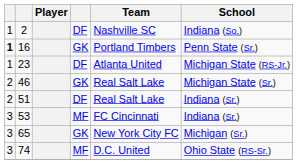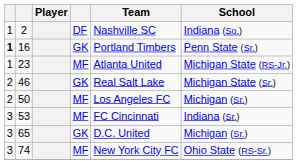(80, 64) DF -> (81, 64) MF
+ row: (24, 99)
- row: (24, 99)
(136, 133) New York City FC -> (122, 133) D.C. United
(122, 151) D.C. United -> (136, 151) New York City FC
